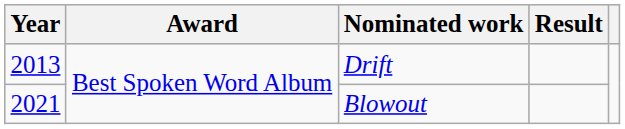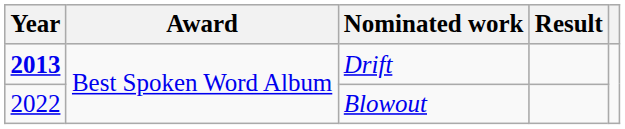(35, 63) normal -> (35, 63) bold
(35, 103) 2021 -> (35, 103) 2022
